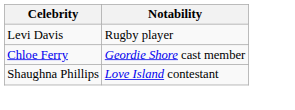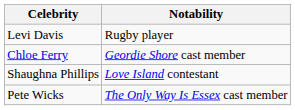+ row: (36, 94)
